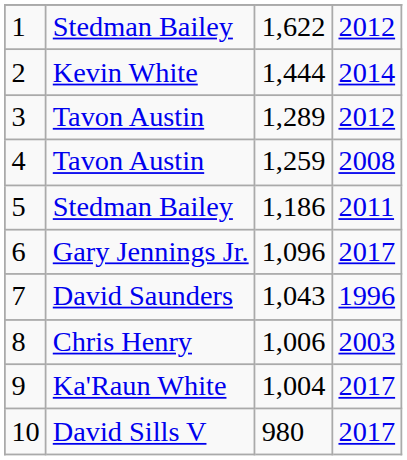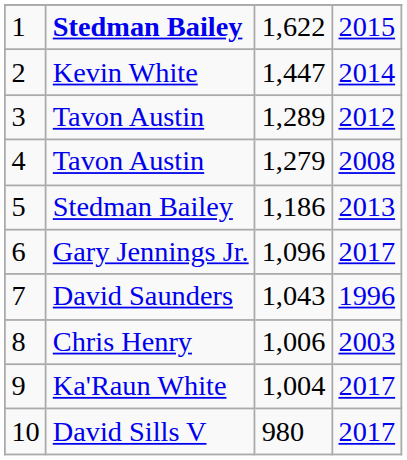(143, 26) normal -> (148, 26) bold
(367, 26) 2012 -> (367, 26) 2015
(294, 71) 1,444 -> (294, 71) 1,447
(294, 161) 1,259 -> (294, 161) 1,279
(366, 206) 2011 -> (367, 206) 2013
